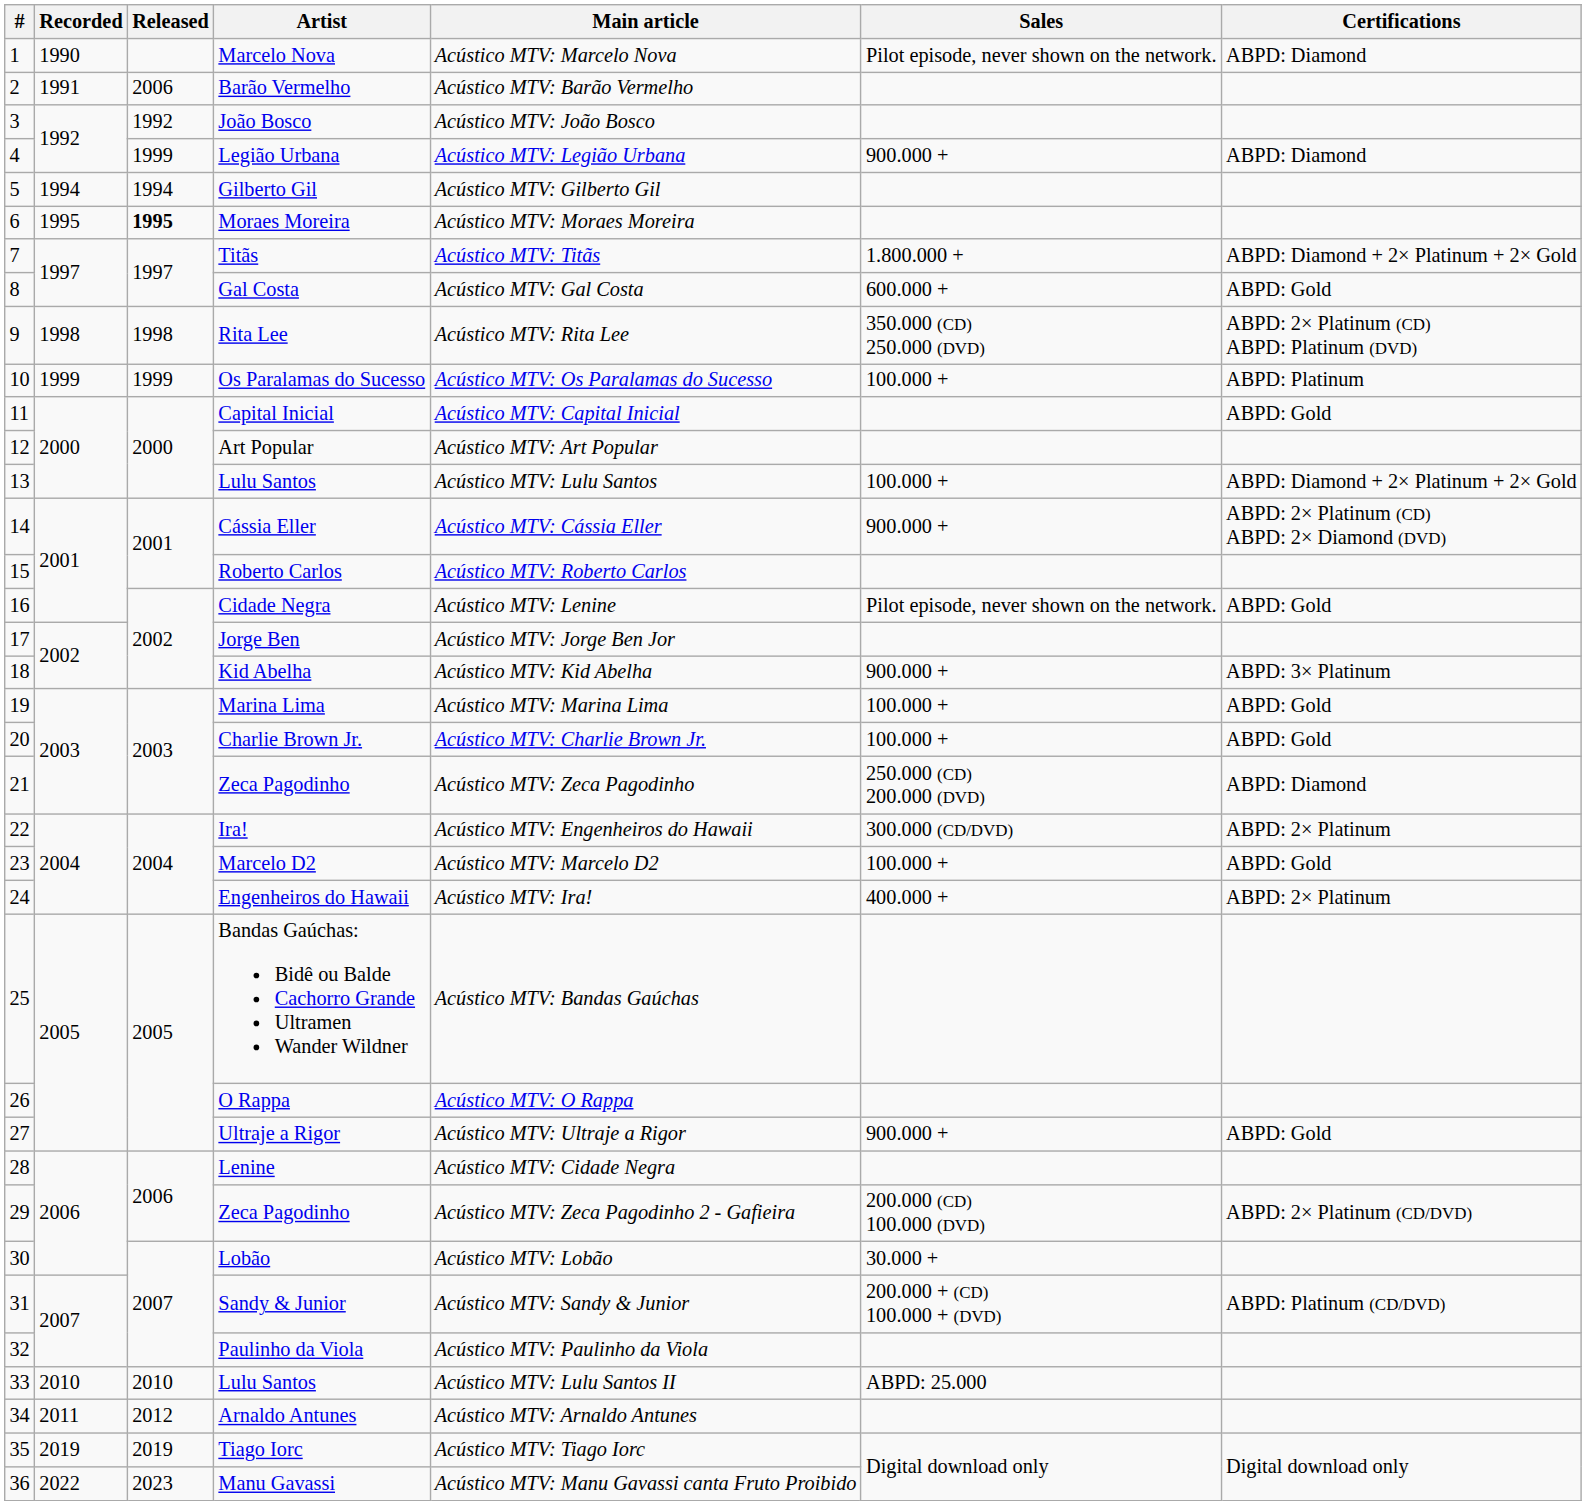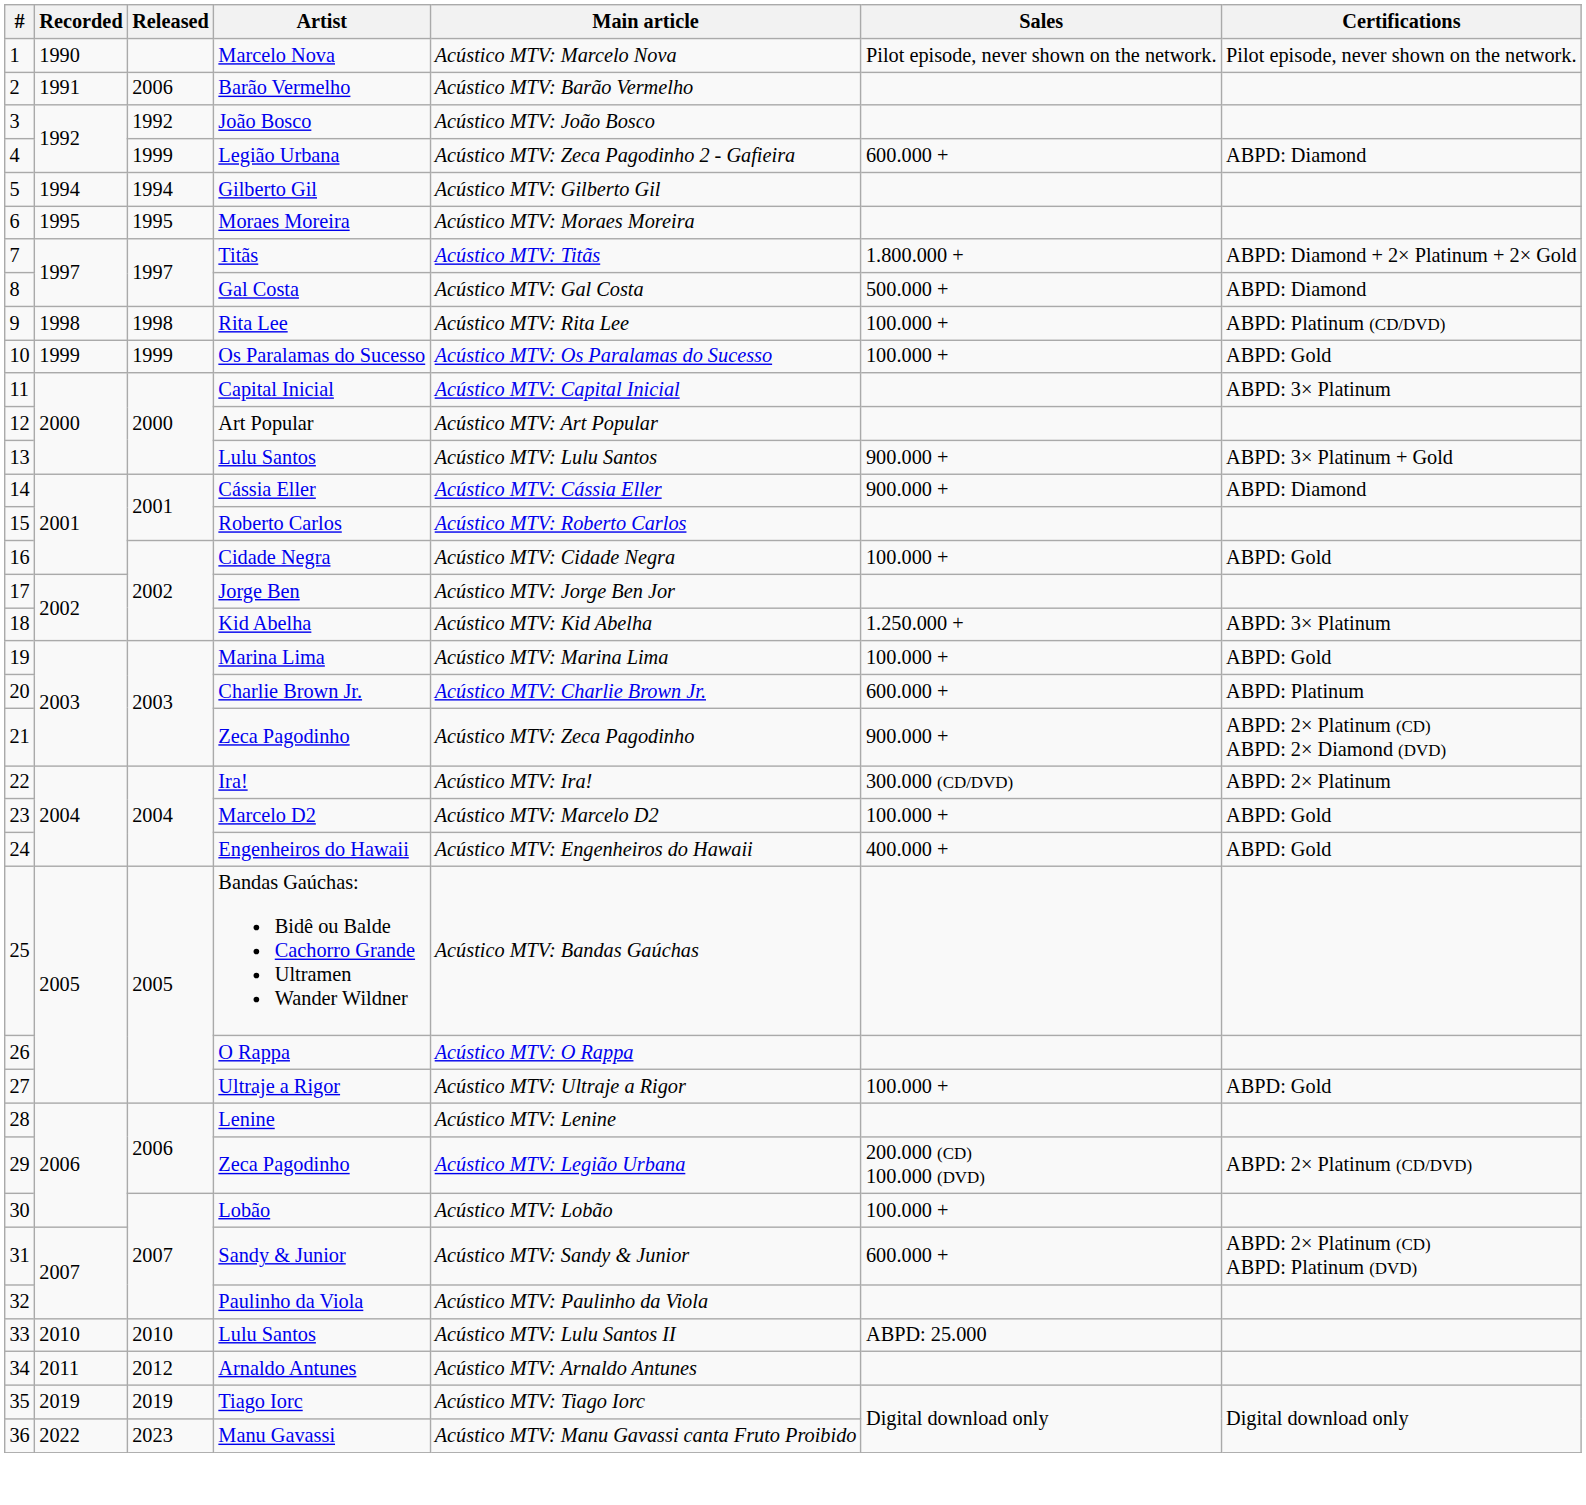(1296, 55) ABPD: Diamond -> (1401, 55) Pilot episode, never shown on the network.
(560, 155) Acústico MTV: Legião Urbana -> (615, 155) Acústico MTV: Zeca Pagodinho 2 - Gafieira
(907, 155) 900.000 + -> (907, 155) 600.000 +
(152, 222) bold -> (152, 222) normal
(907, 289) 600.000 + -> (907, 289) 500.000 +
(1279, 289) ABPD: Gold -> (1296, 289) ABPD: Diamond
(925, 335) 350.000 (CD) 250.000 (DVD) -> (907, 323) 100.000 +
(1328, 335) ABPD: 2× Platinum (CD) ABPD: Platinum (DVD) -> (1336, 323) ABPD: Platinum (CD/DVD)
(1295, 380) ABPD: Platinum -> (1279, 356) ABPD: Gold
(1279, 413) ABPD: Gold -> (1308, 389) ABPD: 3× Platinum
(907, 480) 100.000 + -> (907, 456) 900.000 +
(1401, 480) ABPD: Diamond + 2× Platinum + 2× Gold -> (1340, 456) ABPD: 3× Platinum + Gold
(1336, 526) ABPD: 2× Platinum (CD) ABPD: 2× Diamond (DVD) -> (1296, 490) ABPD: Diamond
(525, 605) Acústico MTV: Lenine -> (555, 557) Acústico MTV: Cidade Negra
(1041, 605) Pilot episode, never shown on the network. -> (907, 557) 100.000 +
(907, 672) 900.000 + -> (915, 624) 1.250.000 +
(907, 739) 100.000 + -> (907, 691) 600.000 +
(1279, 739) ABPD: Gold -> (1295, 691) ABPD: Platinum
(925, 784) 250.000 (CD) 200.000 (DVD) -> (907, 736) 900.000 +
(1296, 784) ABPD: Diamond -> (1336, 736) ABPD: 2× Platinum (CD) ABPD: 2× Diamond (DVD)
(594, 830) Acústico MTV: Engenheiros do Hawaii -> (514, 782) Acústico MTV: Ira!
(514, 897) Acústico MTV: Ira! -> (594, 849) Acústico MTV: Engenheiros do Hawaii
(1308, 897) ABPD: 2× Platinum -> (1279, 849) ABPD: Gold
(907, 1134) 900.000 + -> (907, 1086) 100.000 +
(555, 1167) Acústico MTV: Cidade Negra -> (525, 1119) Acústico MTV: Lenine
(615, 1213) Acústico MTV: Zeca Pagodinho 2 - Gafieira -> (560, 1165) Acústico MTV: Legião Urbana
(902, 1258) 30.000 + -> (907, 1210) 100.000 +
(934, 1304) 200.000 + (CD) 100.000 + (DVD) -> (907, 1256) 600.000 +
(1336, 1304) ABPD: Platinum (CD/DVD) -> (1328, 1256) ABPD: 2× Platinum (CD) ABPD: Platinum (DVD)
